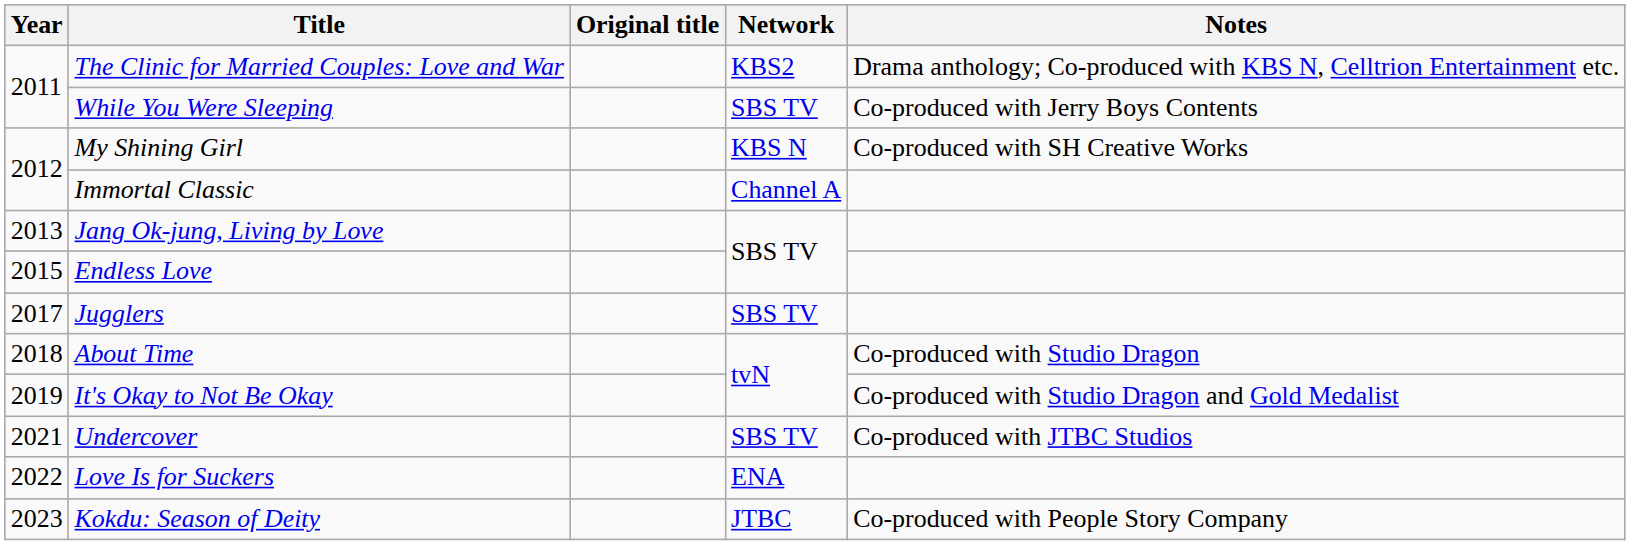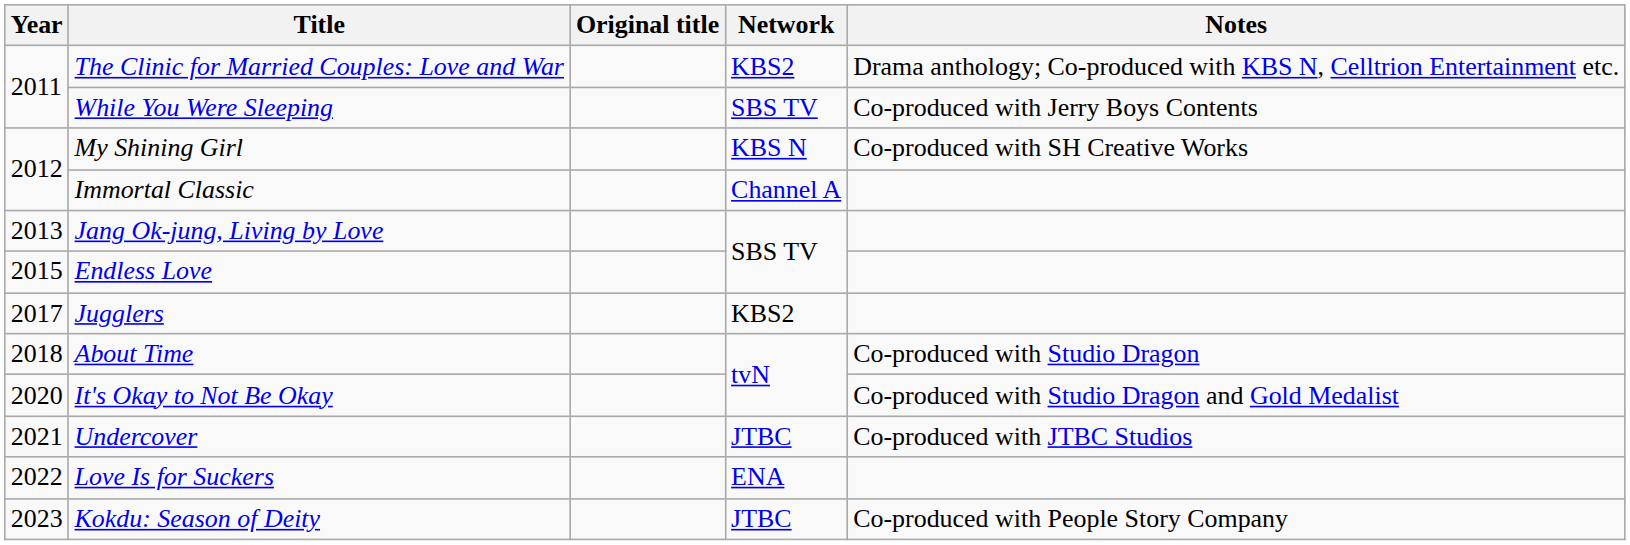(774, 312) SBS TV -> (763, 312) KBS2
(37, 395) 2019 -> (37, 395) 2020
(774, 436) SBS TV -> (761, 436) JTBC
